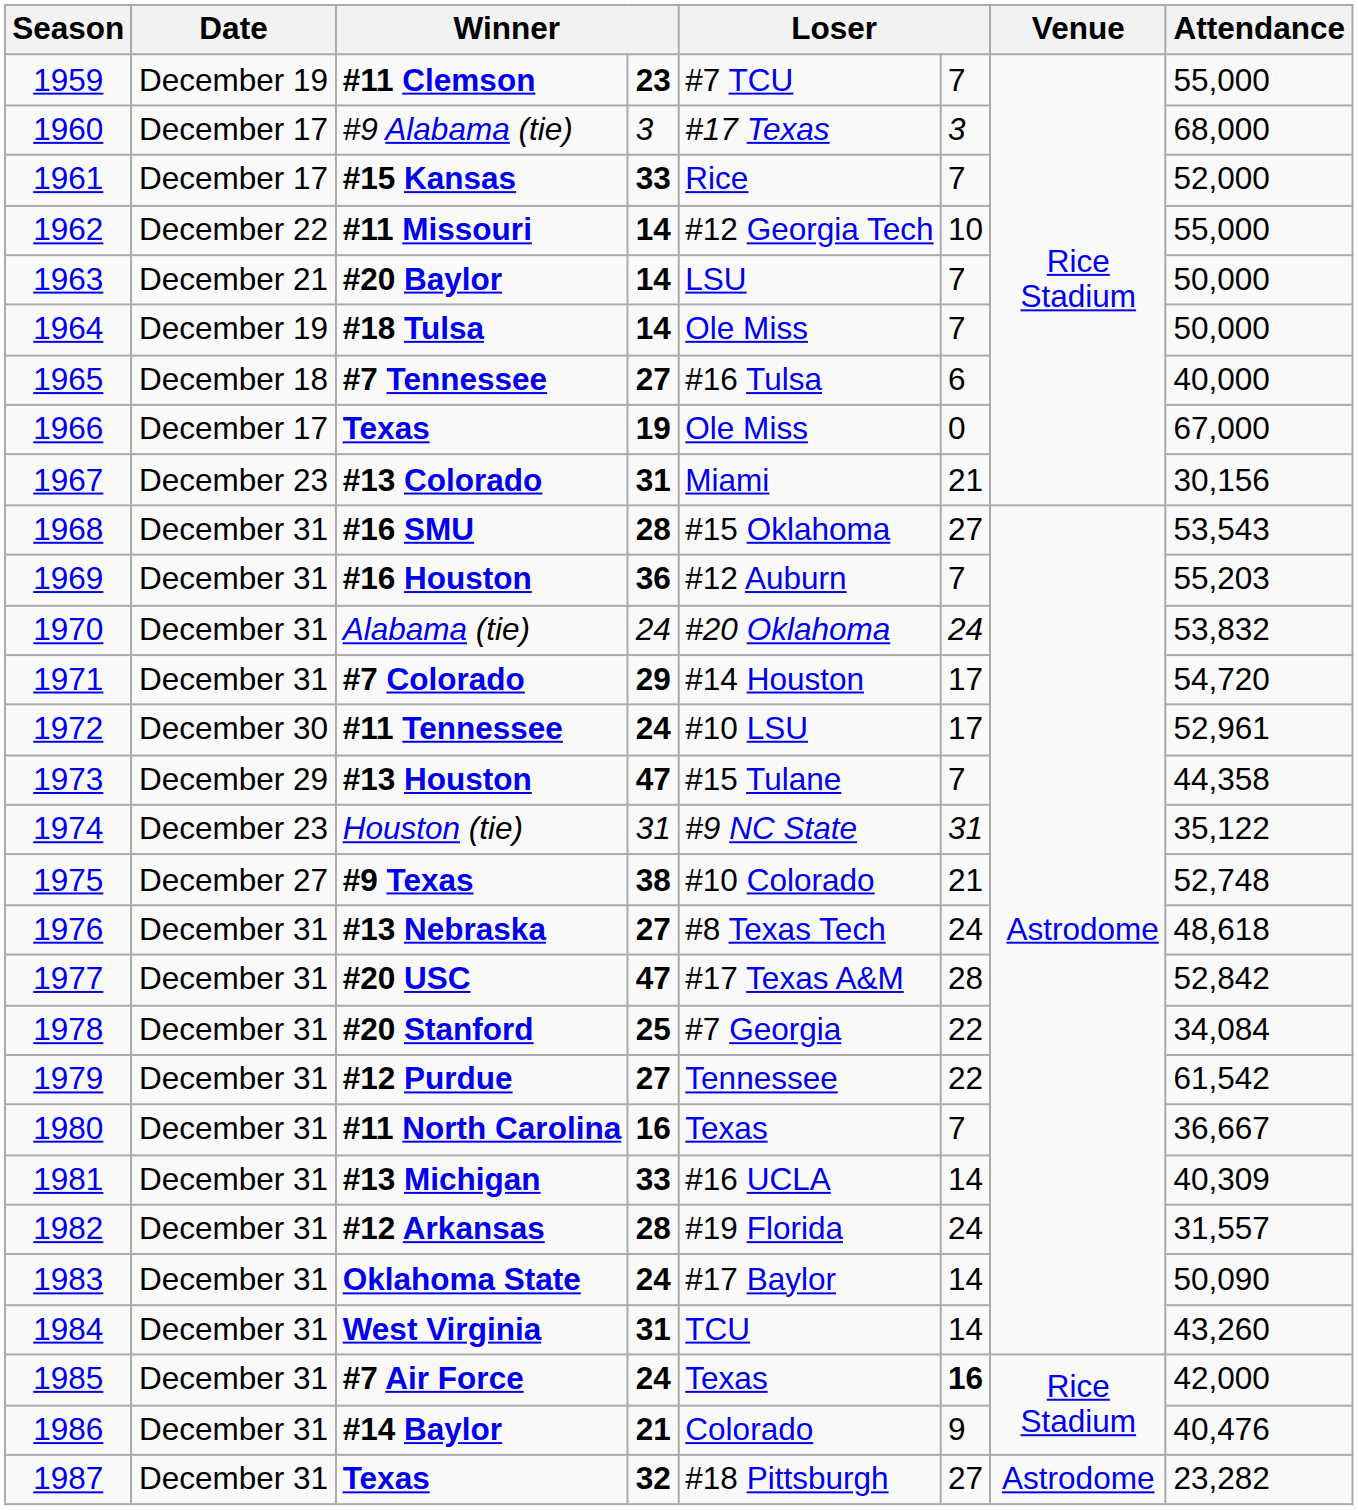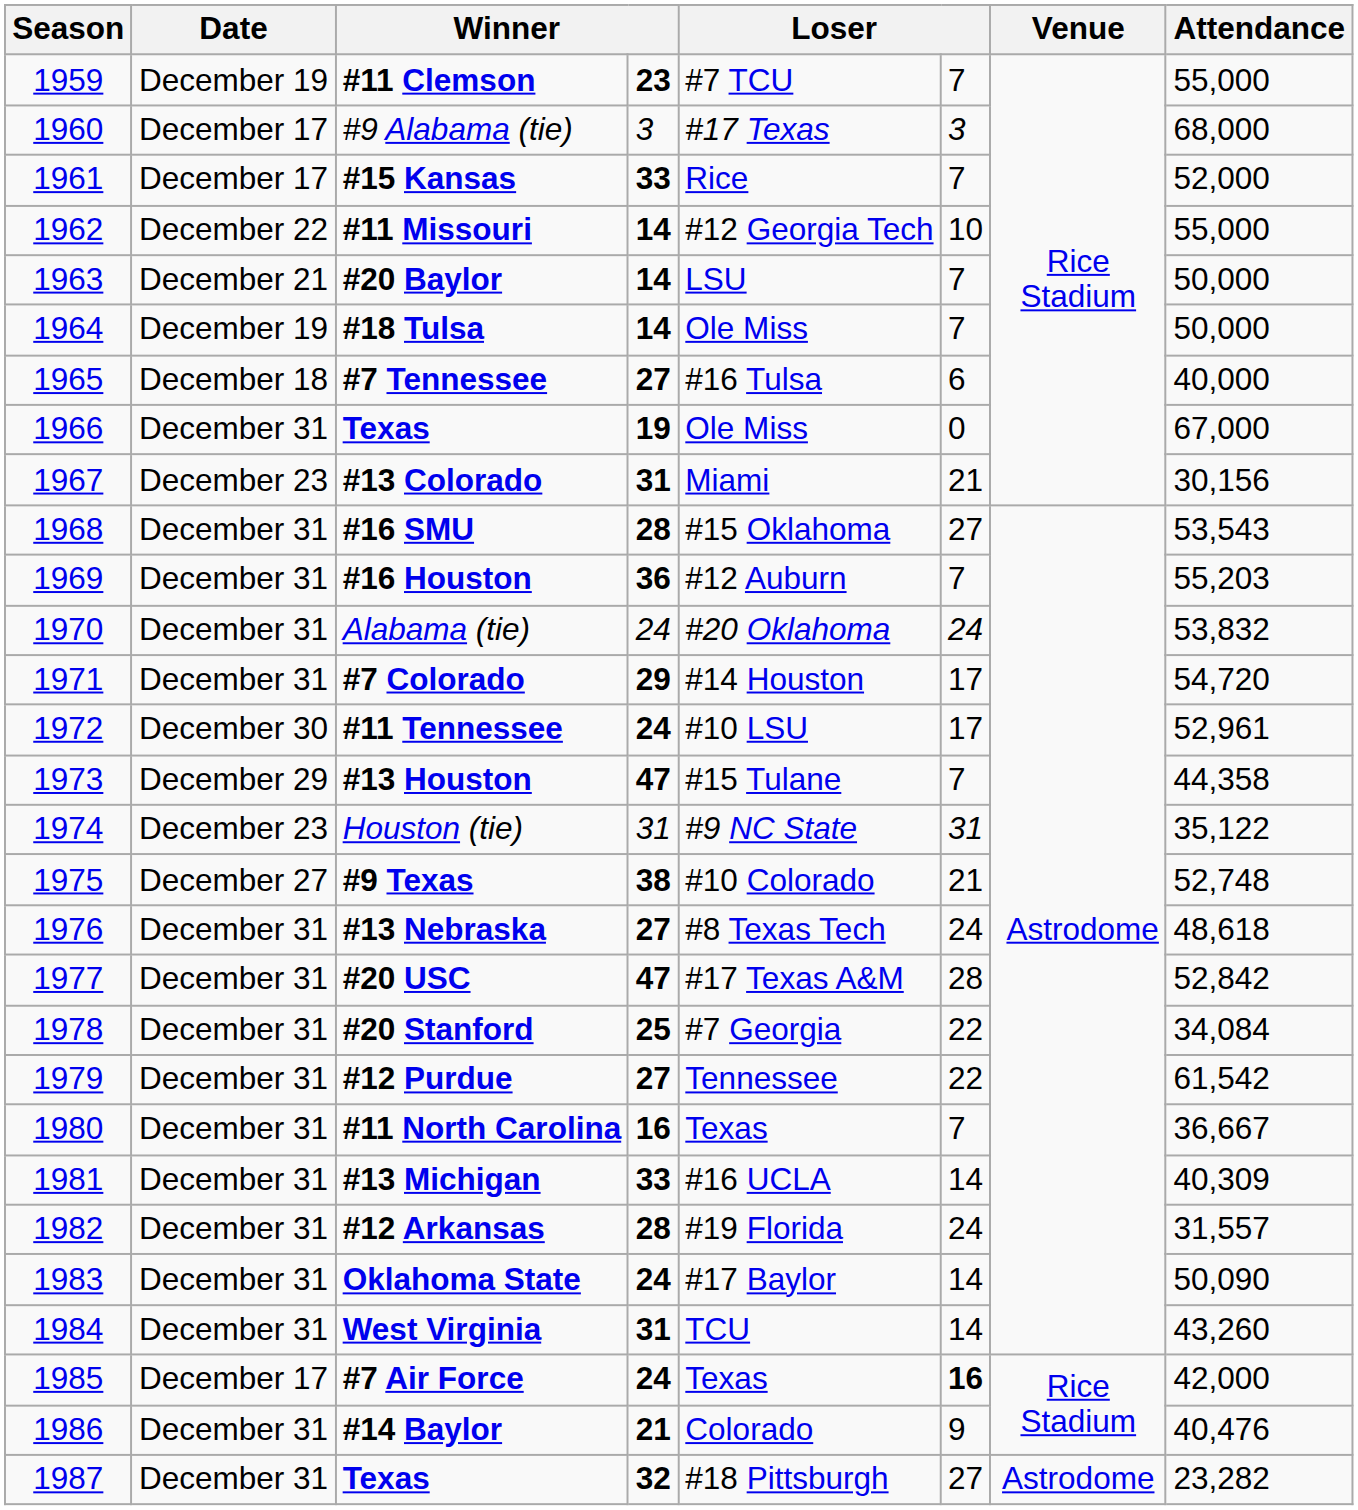(234, 429) December 17 -> (234, 429) December 31
(234, 1379) December 31 -> (234, 1379) December 17
